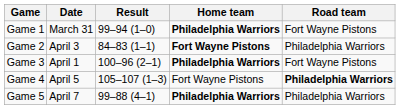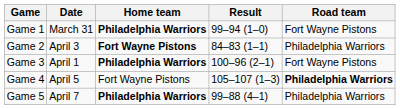columns swapped: (226, 12) <-> (132, 12)
